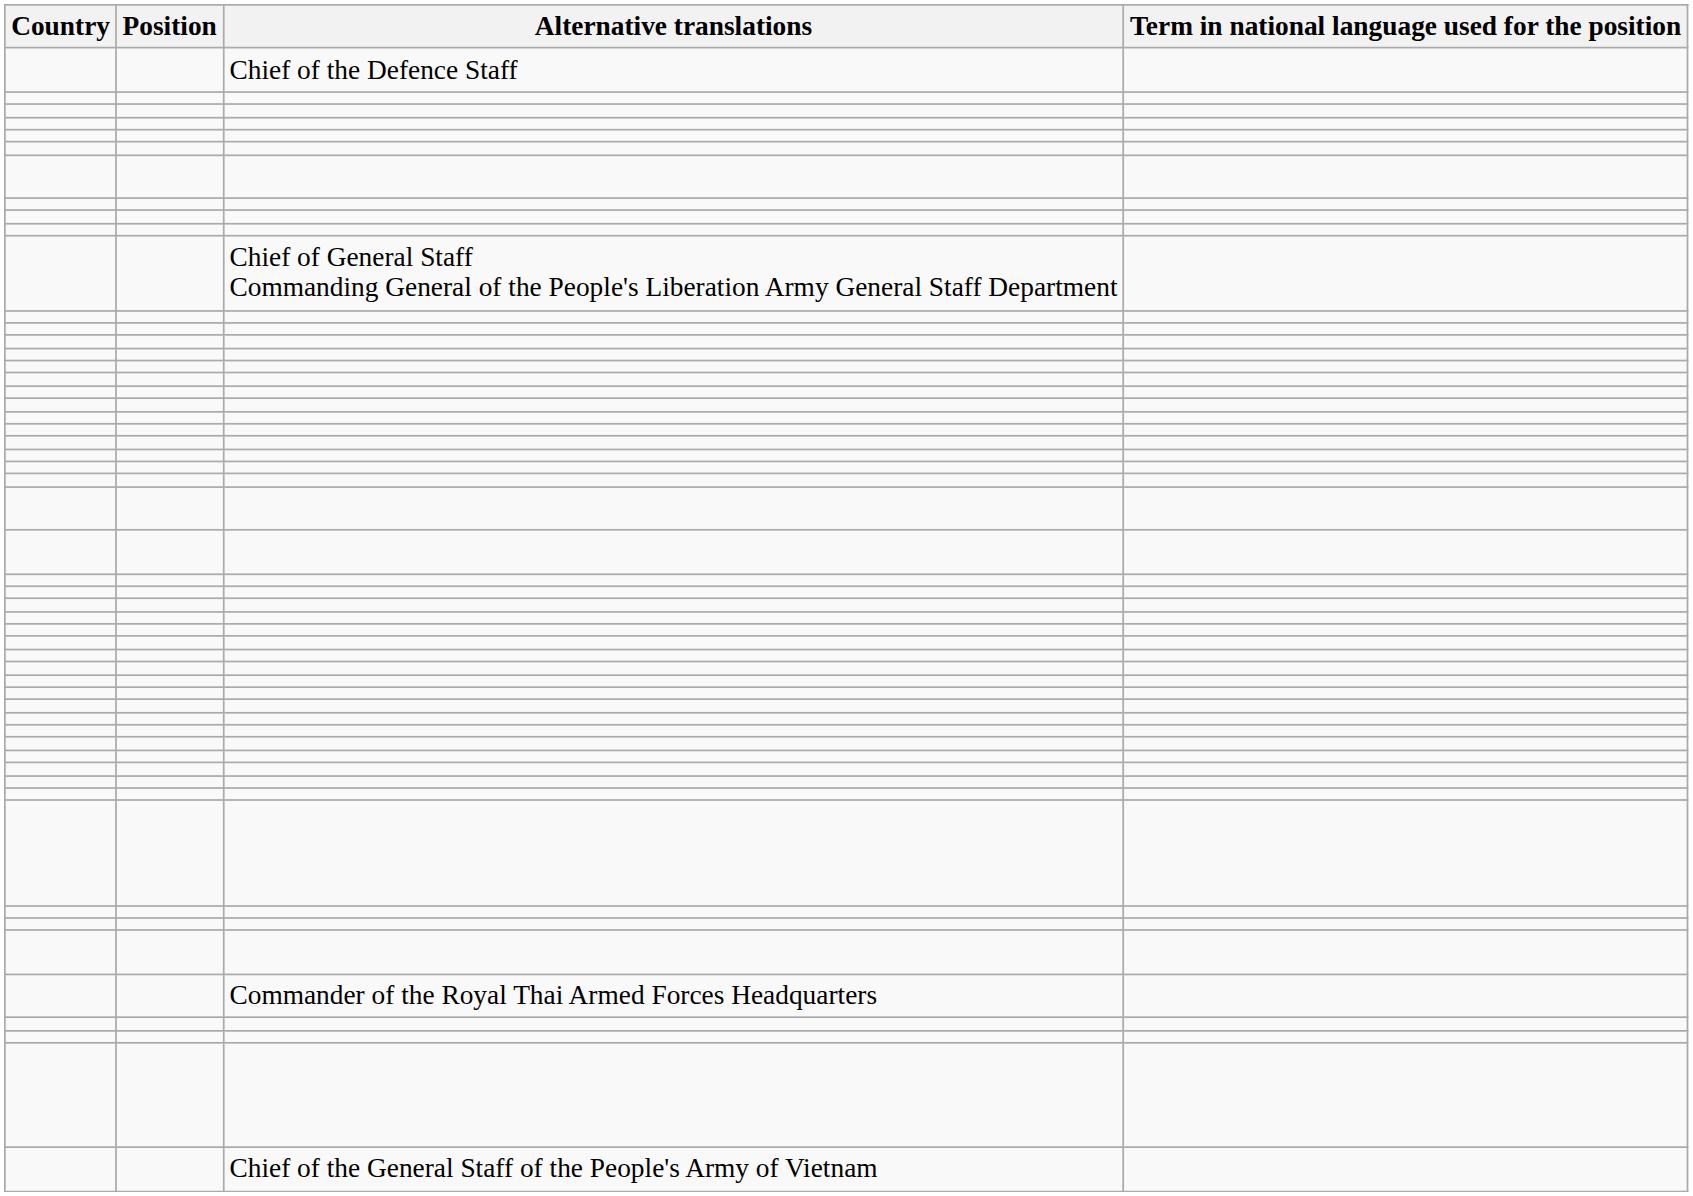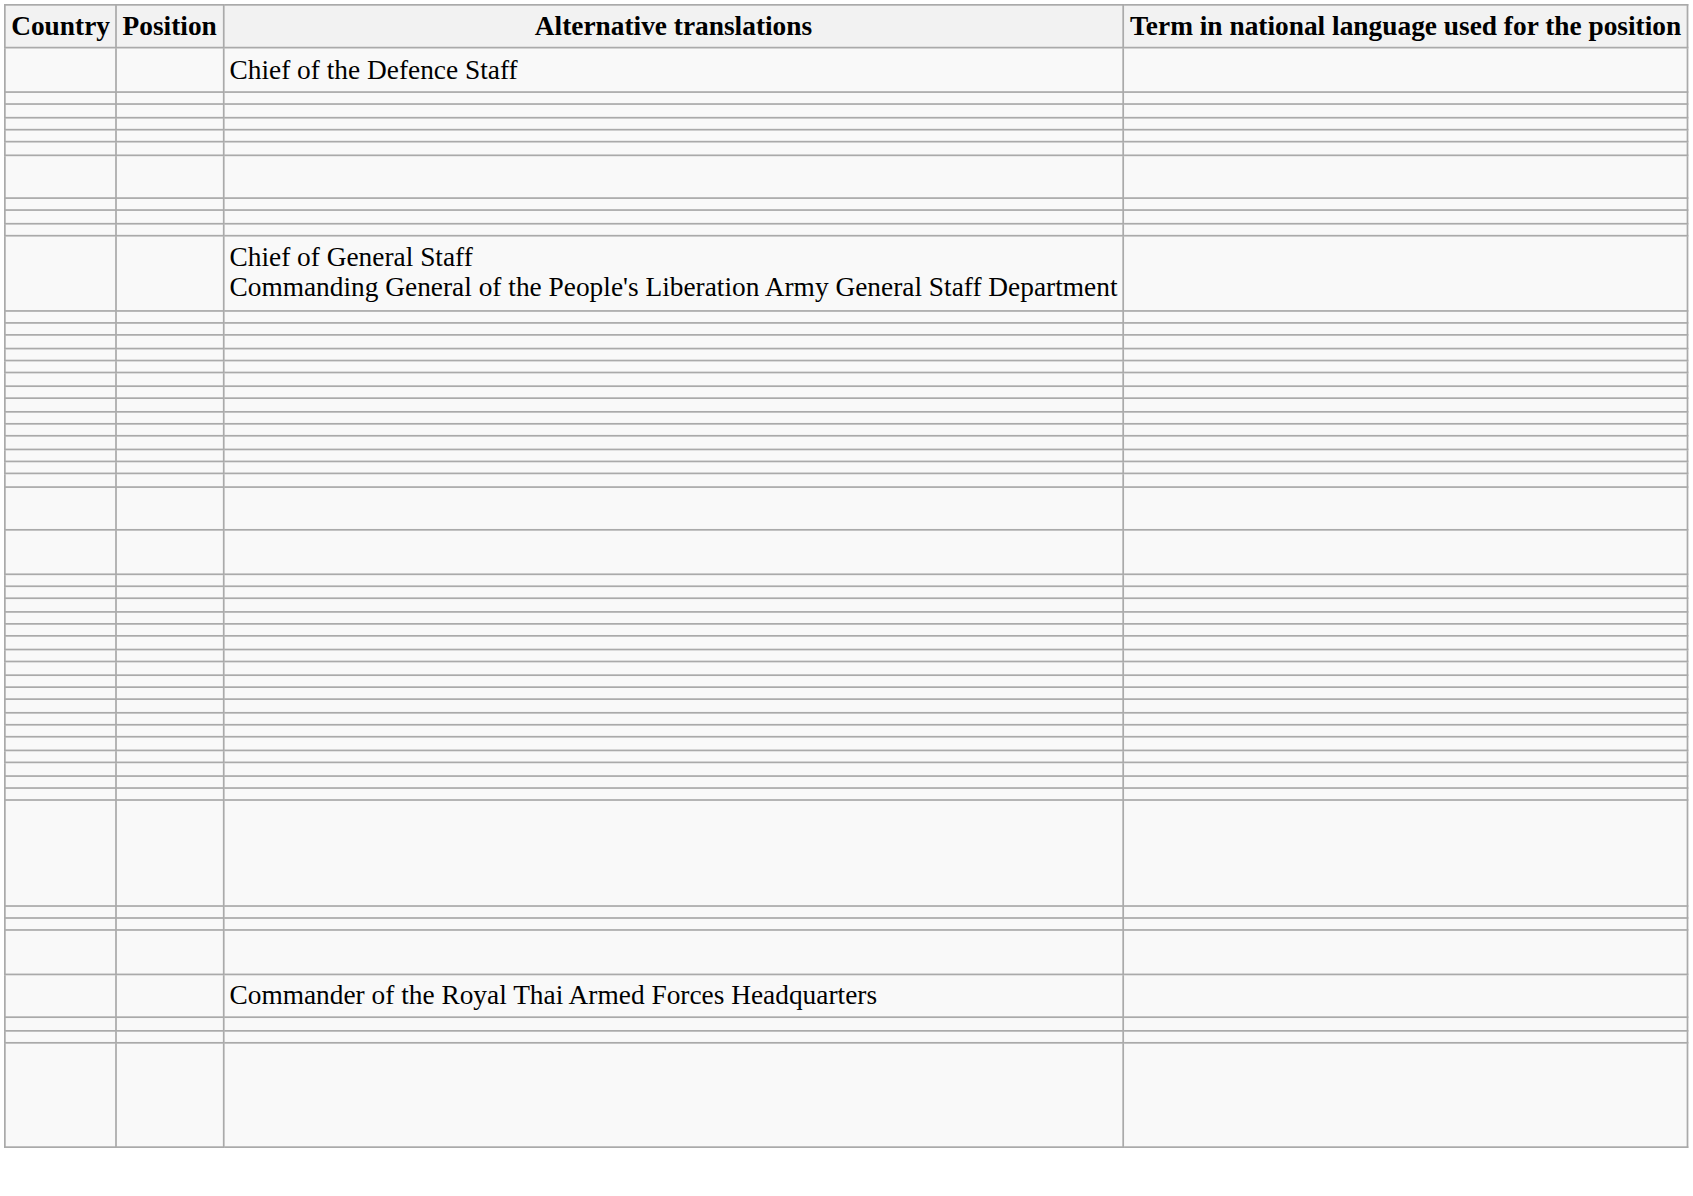- row: (61, 1169)
